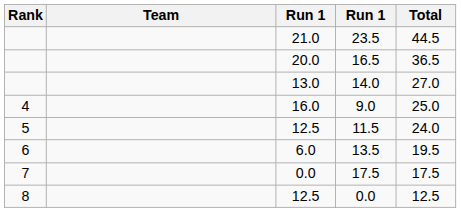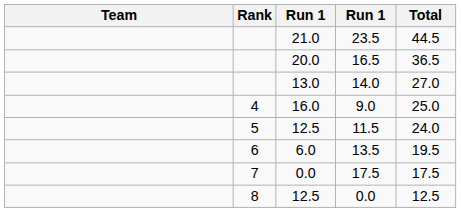columns swapped: (26, 15) <-> (161, 15)
